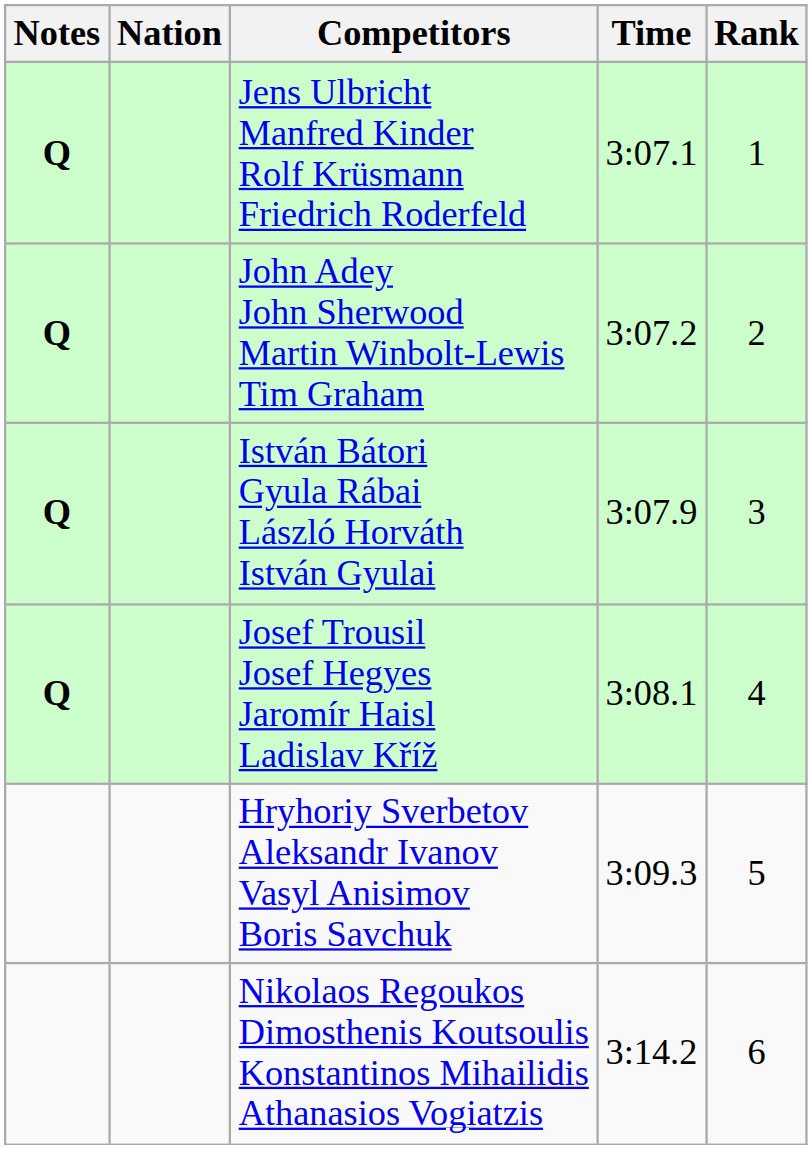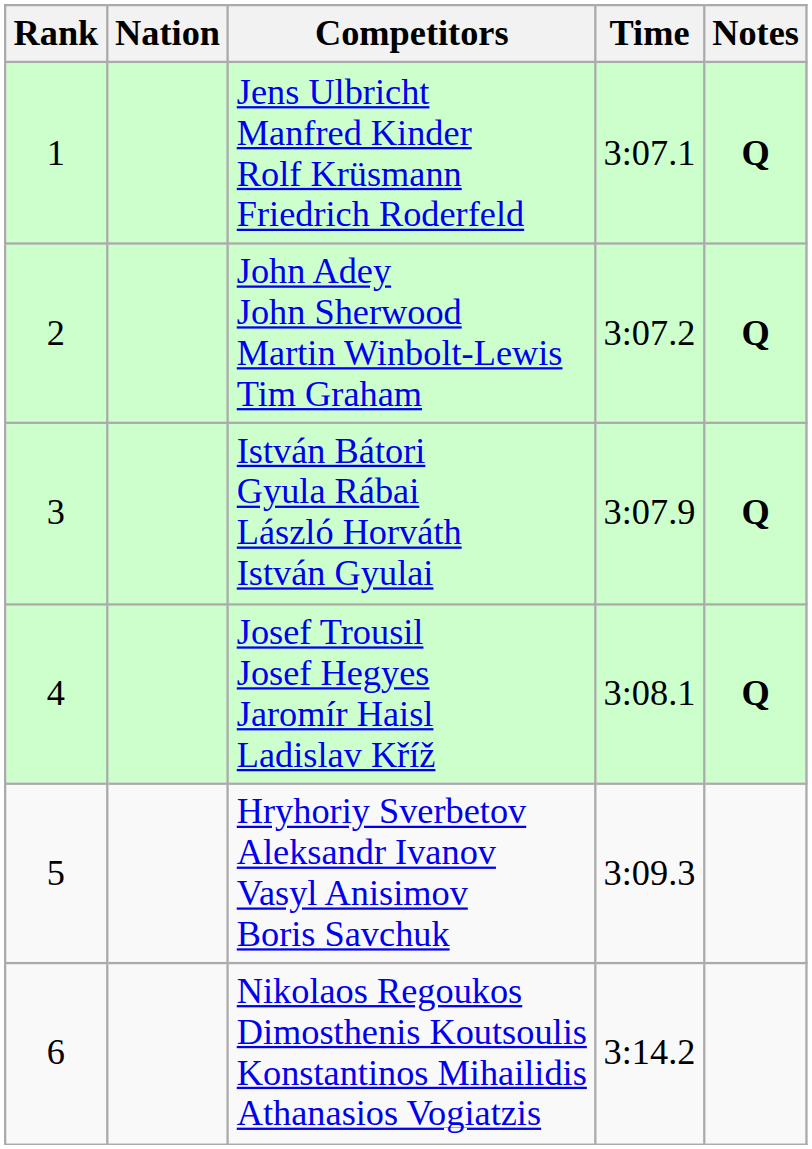columns swapped: (757, 33) <-> (57, 33)
